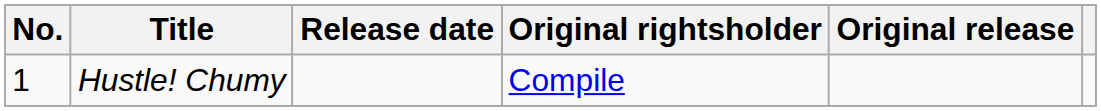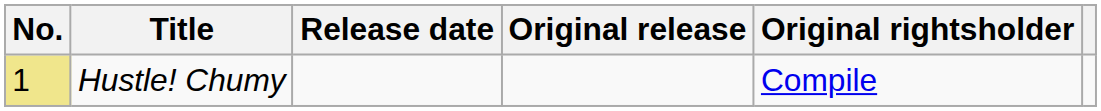columns swapped: (665, 29) <-> (955, 29)
(21, 79) no background -> (21, 79) khaki background
